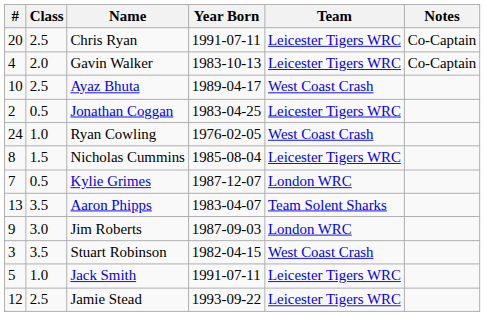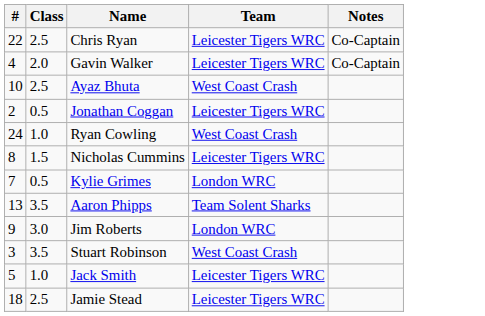- column: (226, 16)
(15, 39) 20 -> (15, 39) 22
(15, 299) 12 -> (15, 299) 18
